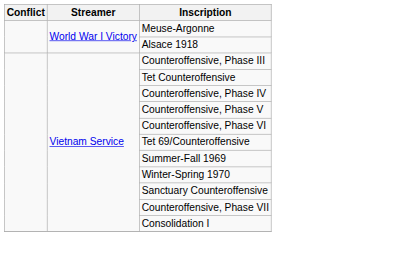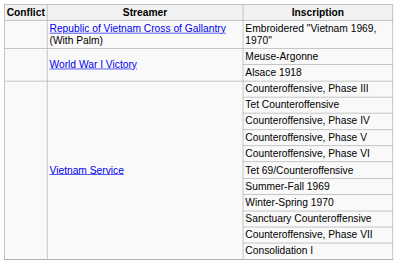+ row: (311, 34)
